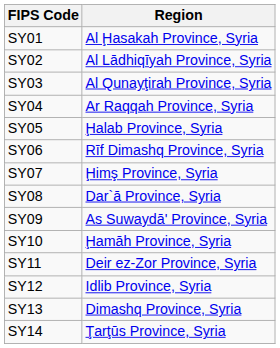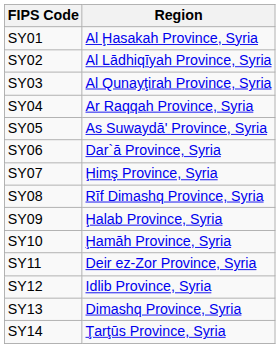(154, 128) Ḩalab Province, Syria -> (176, 128) As Suwaydā' Province, Syria
(175, 151) Rīf Dimashq Province, Syria -> (153, 151) Dar`ā Province, Syria
(153, 196) Dar`ā Province, Syria -> (175, 196) Rīf Dimashq Province, Syria
(176, 219) As Suwaydā' Province, Syria -> (154, 219) Ḩalab Province, Syria
